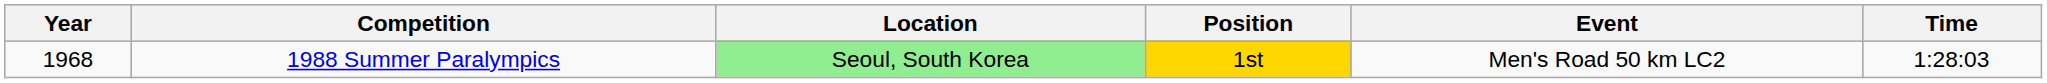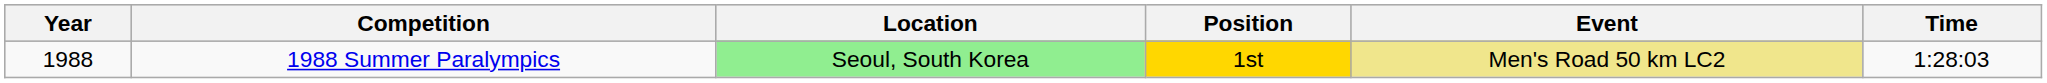(68, 59) 1968 -> (68, 59) 1988
(1607, 59) no background -> (1607, 59) khaki background
